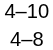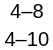rows swapped: (27, 39) <-> (27, 12)
